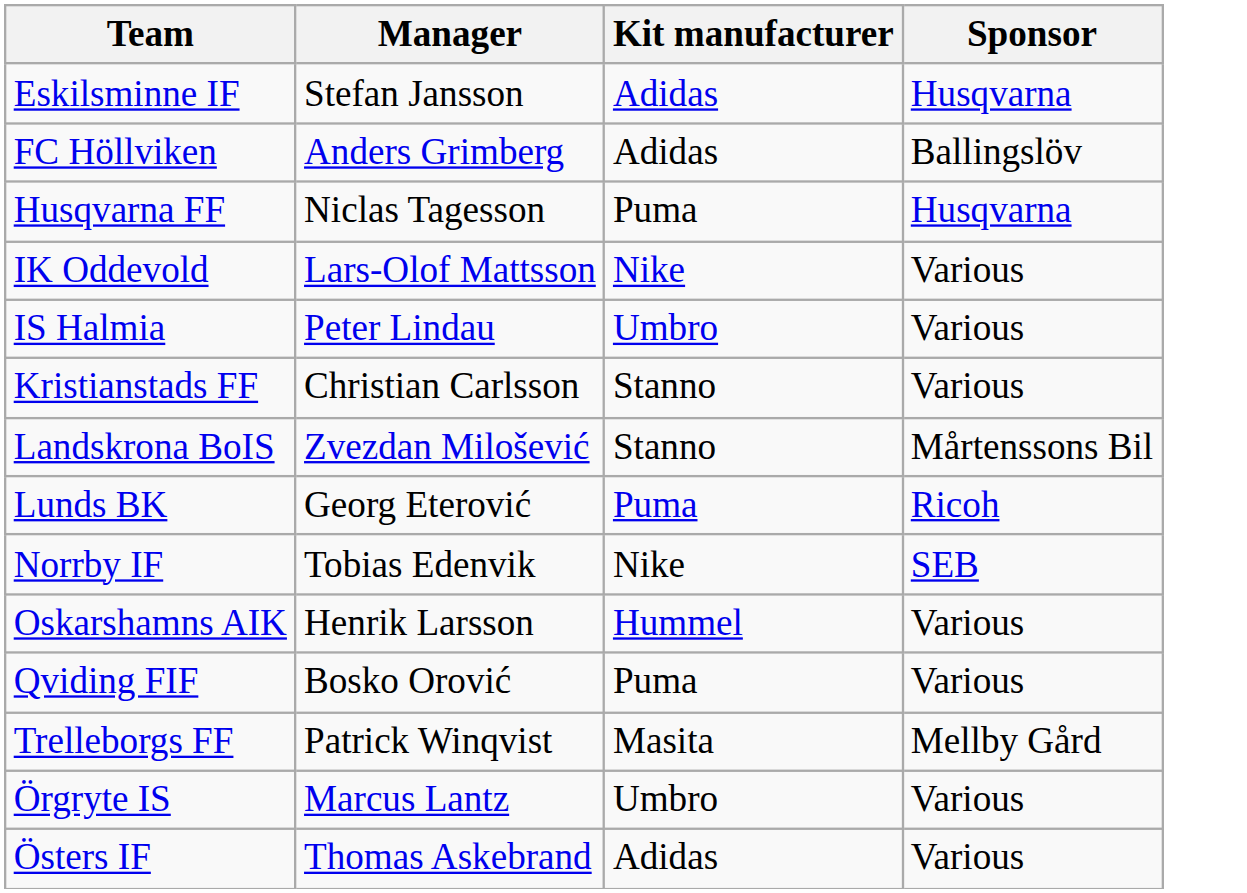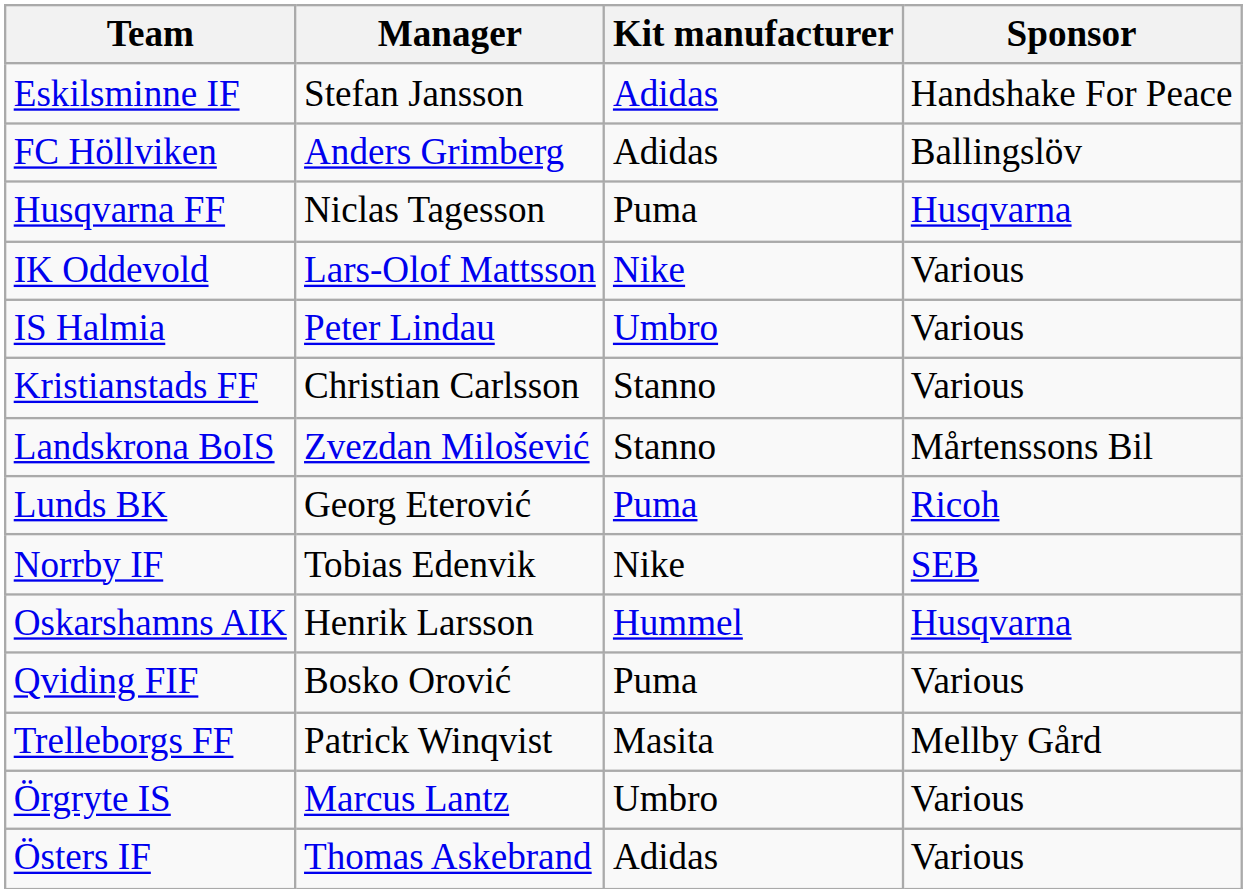(991, 92) Husqvarna -> (1072, 92) Handshake For Peace
(968, 622) Various -> (991, 622) Husqvarna
